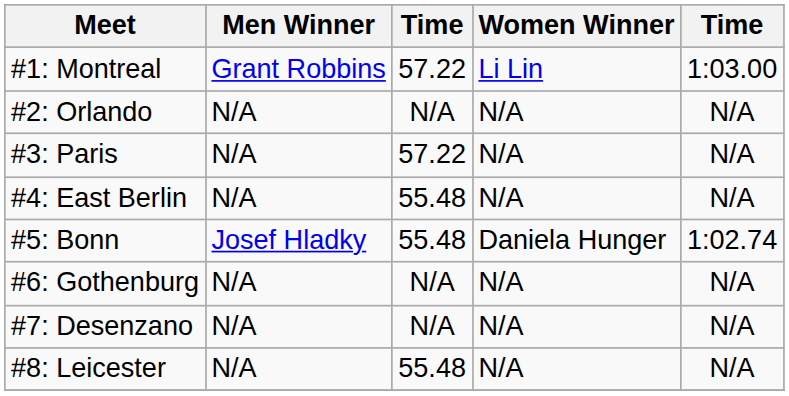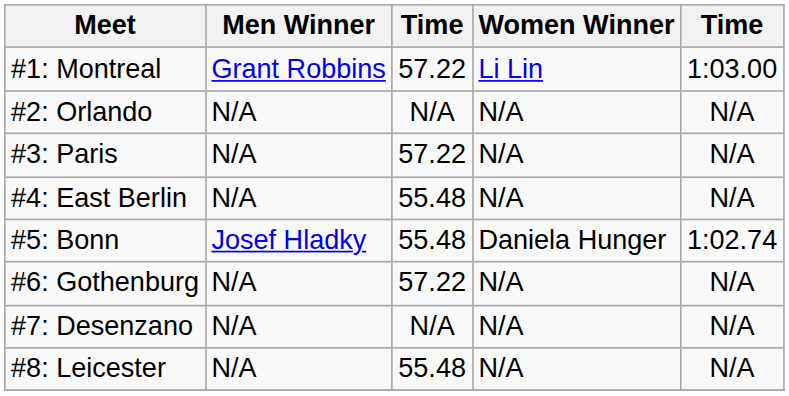(432, 283) N/A -> (432, 283) 57.22
